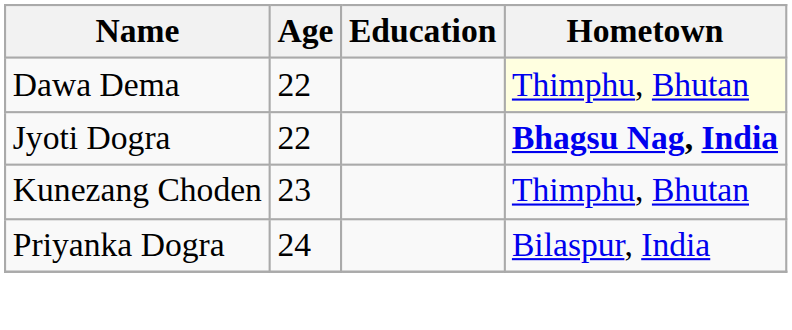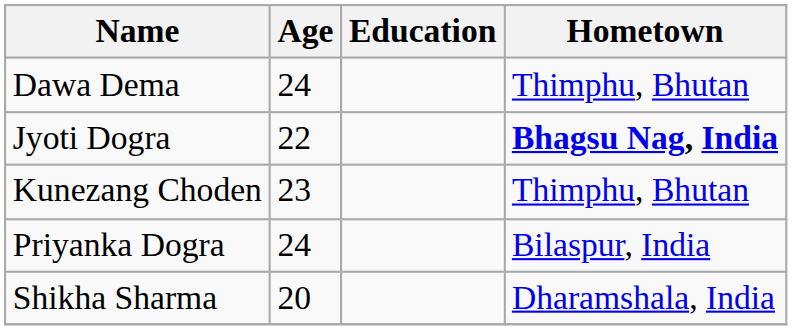(294, 84) 22 -> (294, 84) 24
(630, 84) lightyellow background -> (630, 84) no background
+ row: (115, 297)
